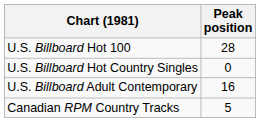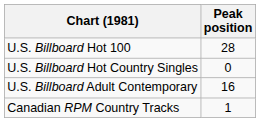(228, 107) 5 -> (228, 107) 1
